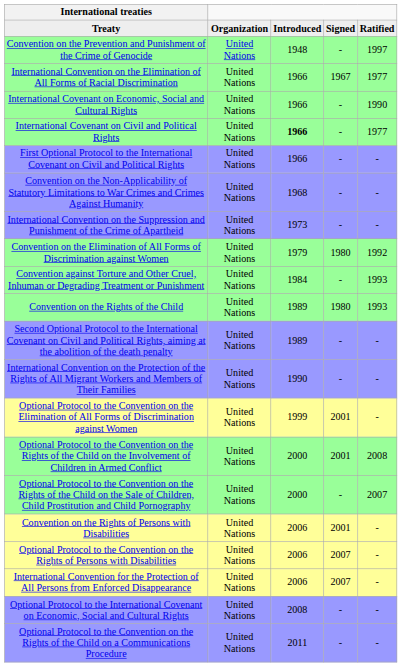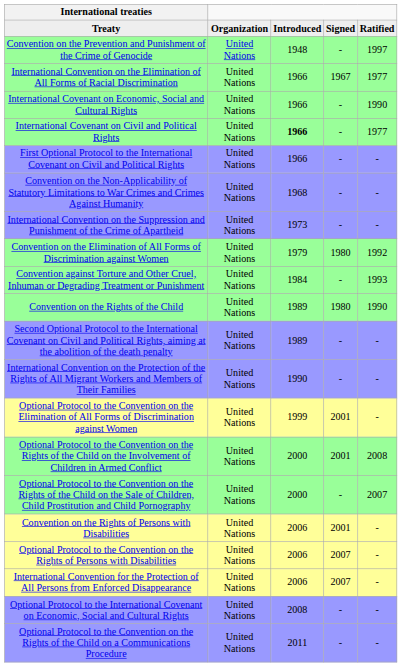(377, 307) 1993 -> (377, 307) 1990
